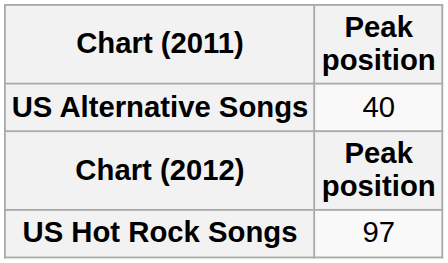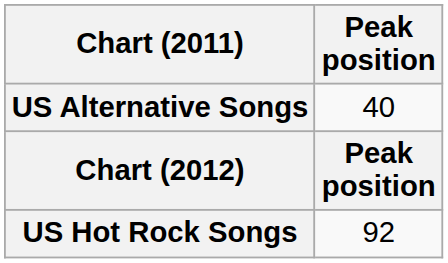(379, 232) 97 -> (379, 232) 92
